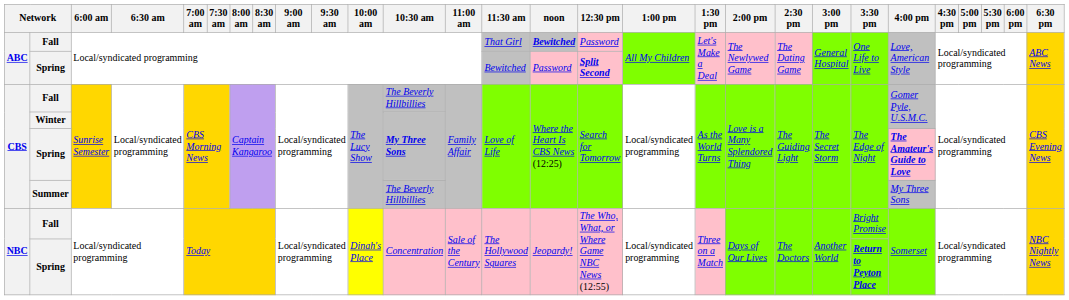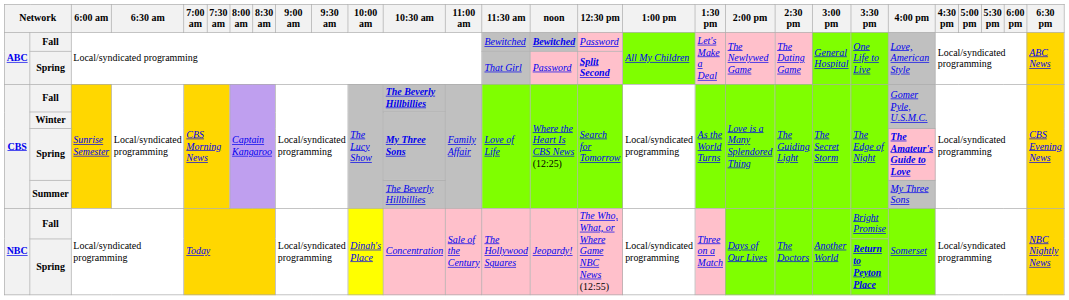(503, 42) That Girl -> (505, 42) Bewitched
(505, 68) Bewitched -> (503, 68) That Girl
(410, 98) normal -> (410, 98) bold
